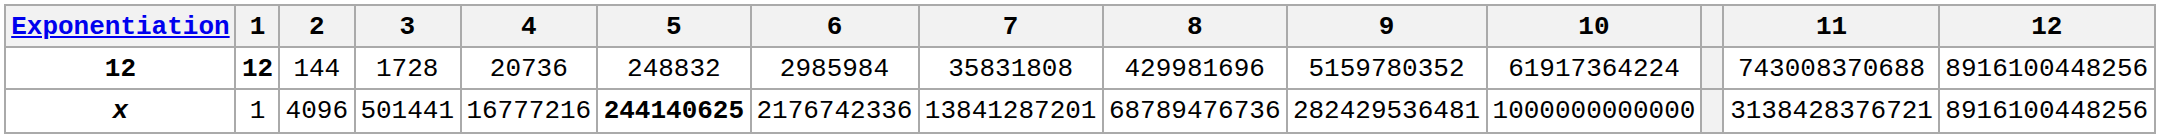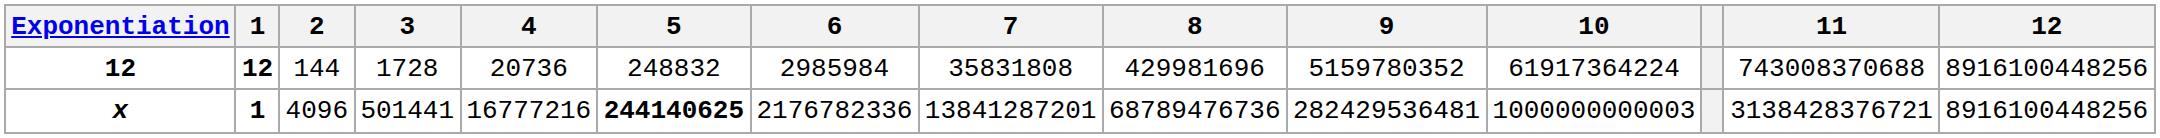(258, 111) normal -> (258, 111) bold
(834, 111) 2176742336 -> (834, 111) 2176782336
(1594, 111) 1000000000000 -> (1594, 111) 1000000000003
